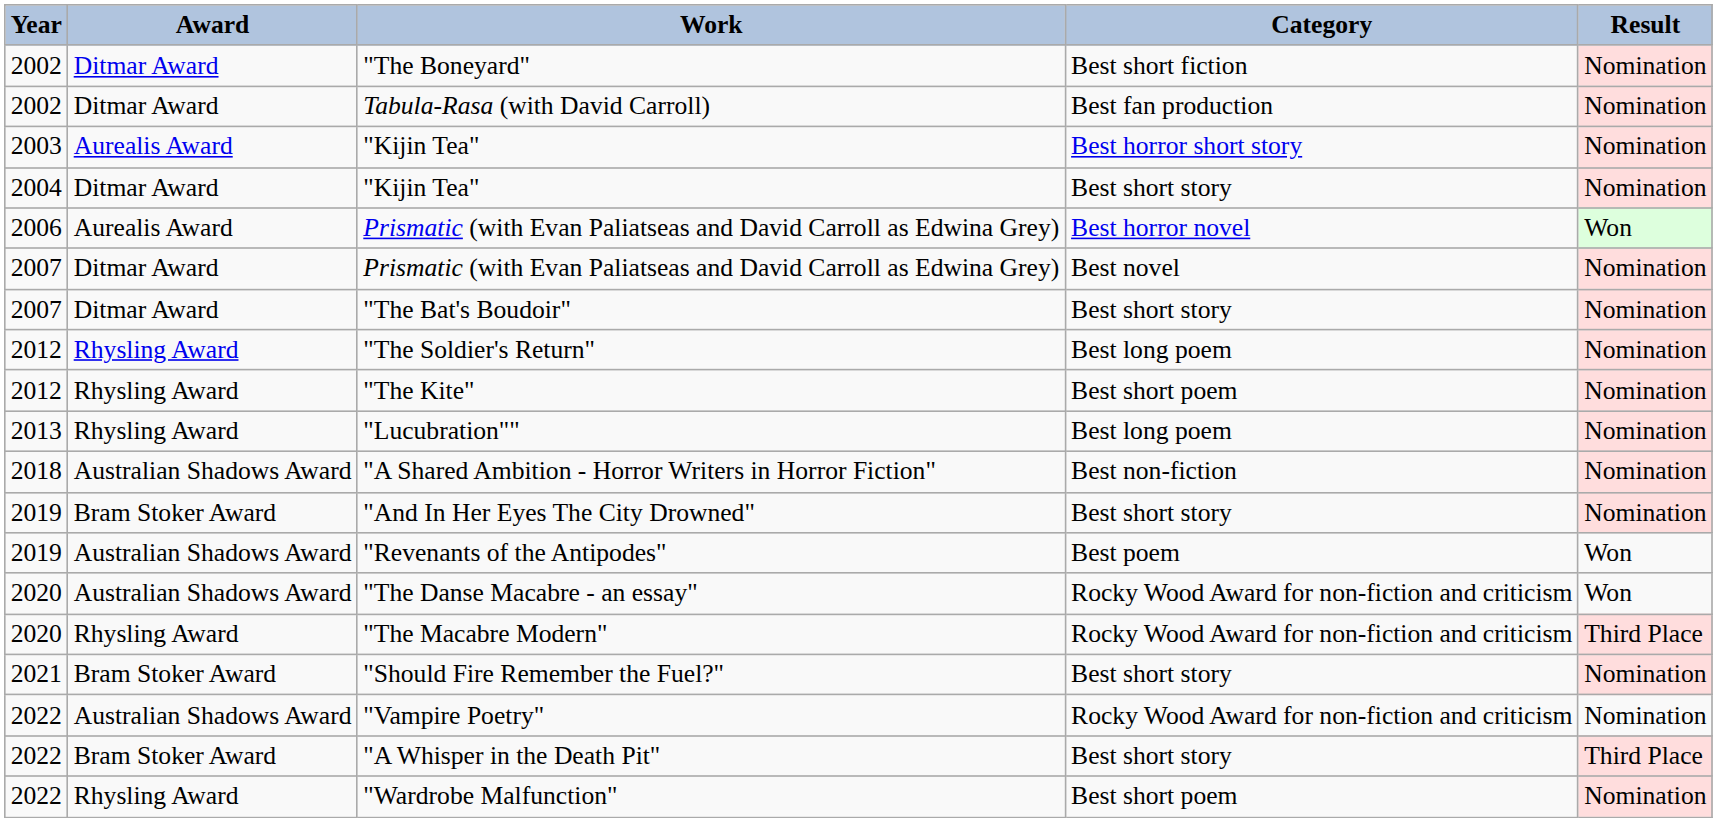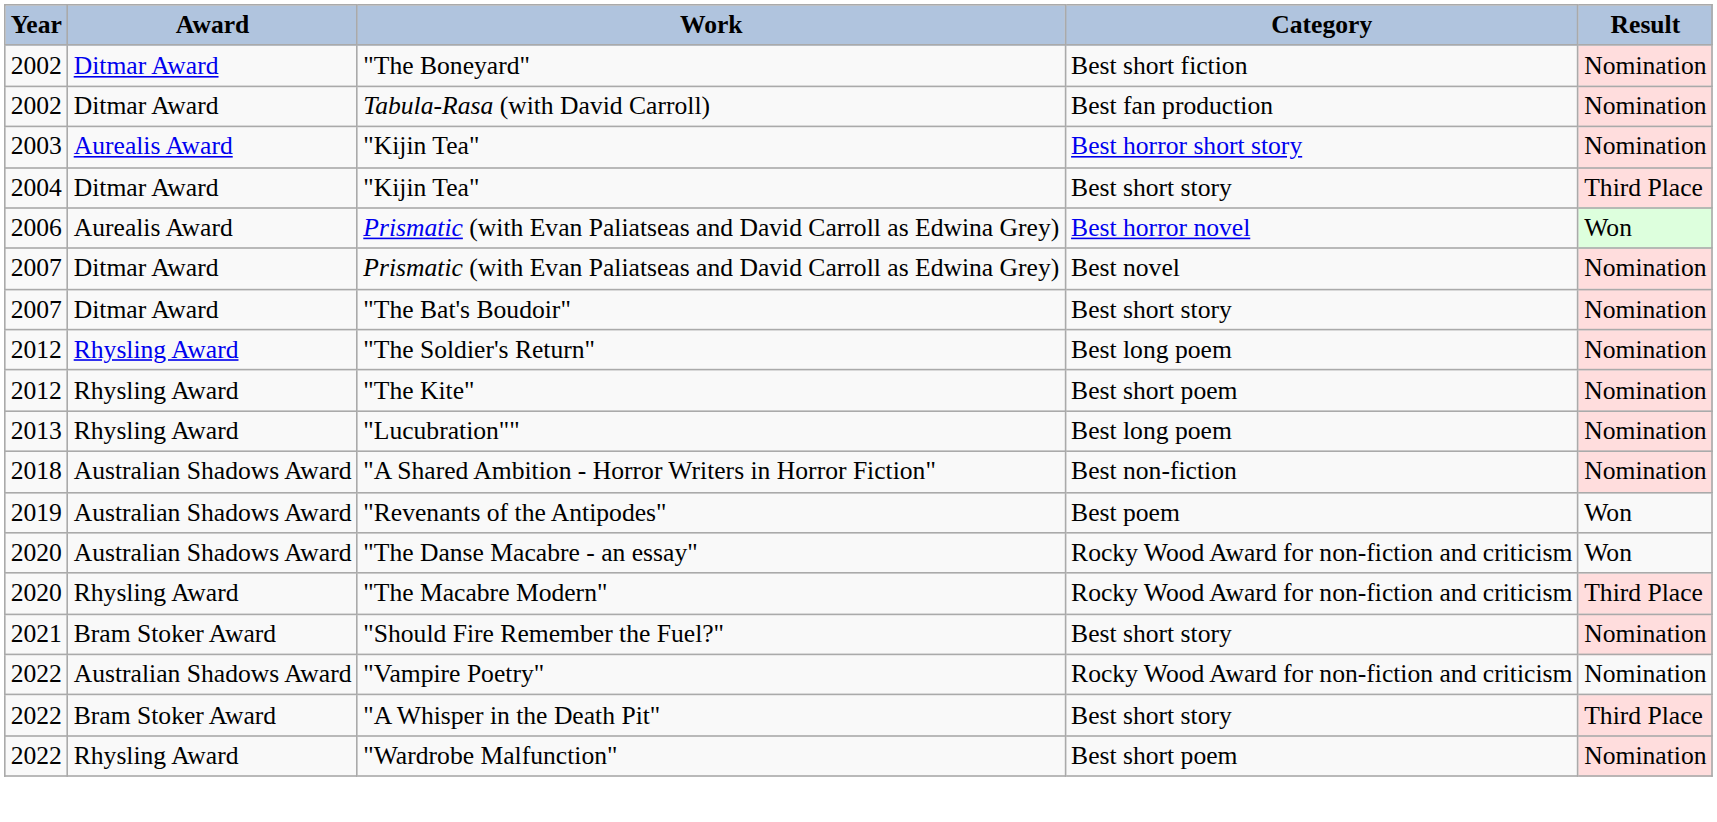(1645, 187) Nomination -> (1644, 187) Third Place
- row: (36, 512)
